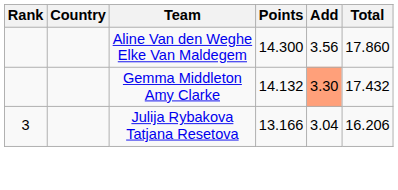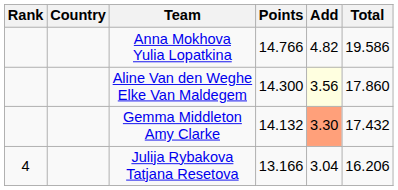+ row: (182, 47)
(324, 47) no background -> (324, 86) lightyellow background
(26, 126) 3 -> (26, 165) 4
